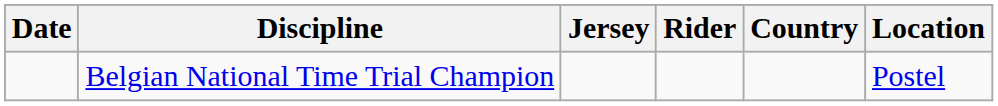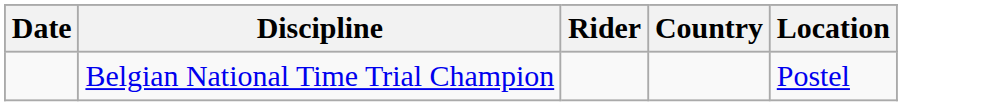- column: (609, 28)
